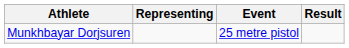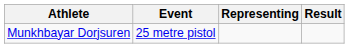columns swapped: (175, 14) <-> (259, 14)
